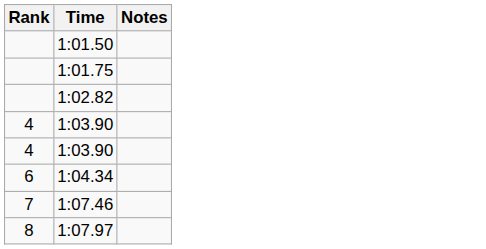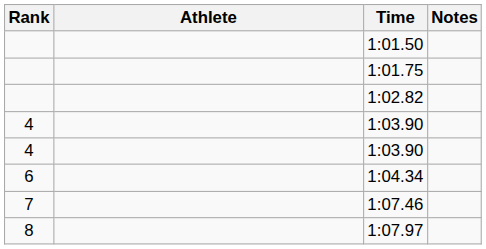+ column: (208, 17)
